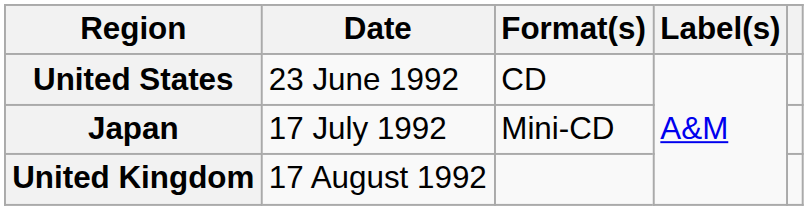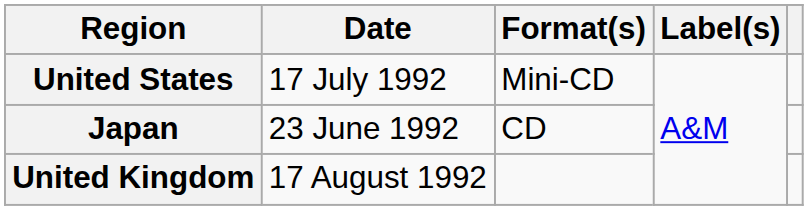(364, 79) 23 June 1992 -> (358, 79) 17 July 1992
(524, 79) CD -> (558, 79) Mini-CD
(358, 128) 17 July 1992 -> (364, 128) 23 June 1992
(558, 128) Mini-CD -> (524, 128) CD
